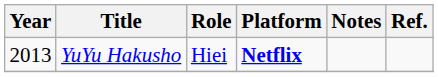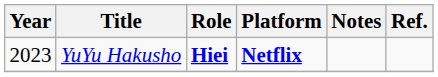(30, 54) 2013 -> (30, 54) 2023
(209, 54) normal -> (210, 54) bold
